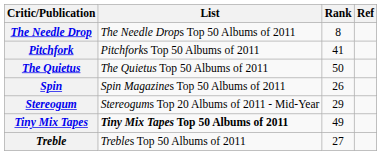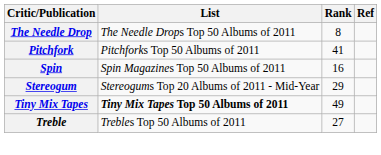- row: (51, 68)
(338, 86) 26 -> (338, 68) 16
